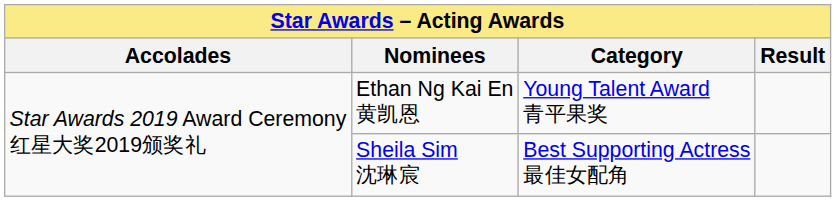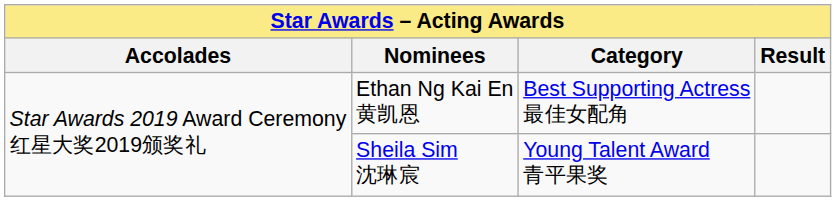(617, 101) Young Talent Award 青平果奖 -> (637, 101) Best Supporting Actress 最佳女配角
(637, 163) Best Supporting Actress 最佳女配角 -> (617, 163) Young Talent Award 青平果奖
